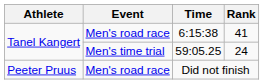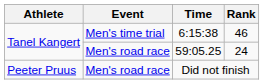(128, 33) Men's road race -> (125, 33) Men's time trial
(241, 33) 41 -> (241, 33) 46
(125, 51) Men's time trial -> (128, 51) Men's road race
